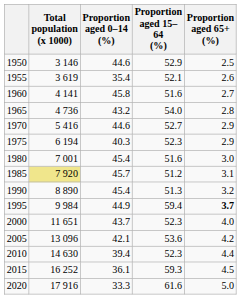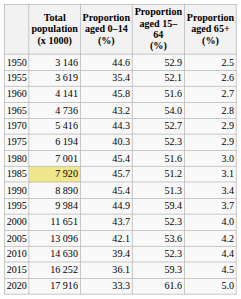(121, 126) 44.6 -> (121, 126) 44.3
(228, 190) 3.2 -> (228, 190) 3.4
(228, 206) bold -> (228, 206) normal
